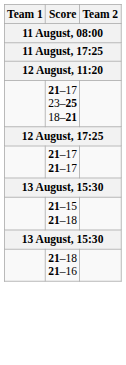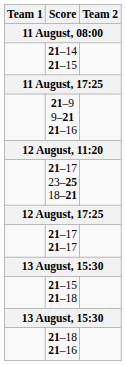+ row: (63, 59)
+ row: (63, 117)
